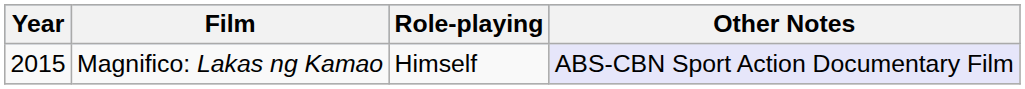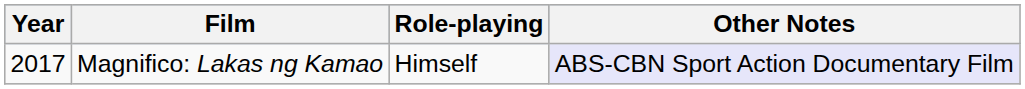(38, 63) 2015 -> (38, 63) 2017
